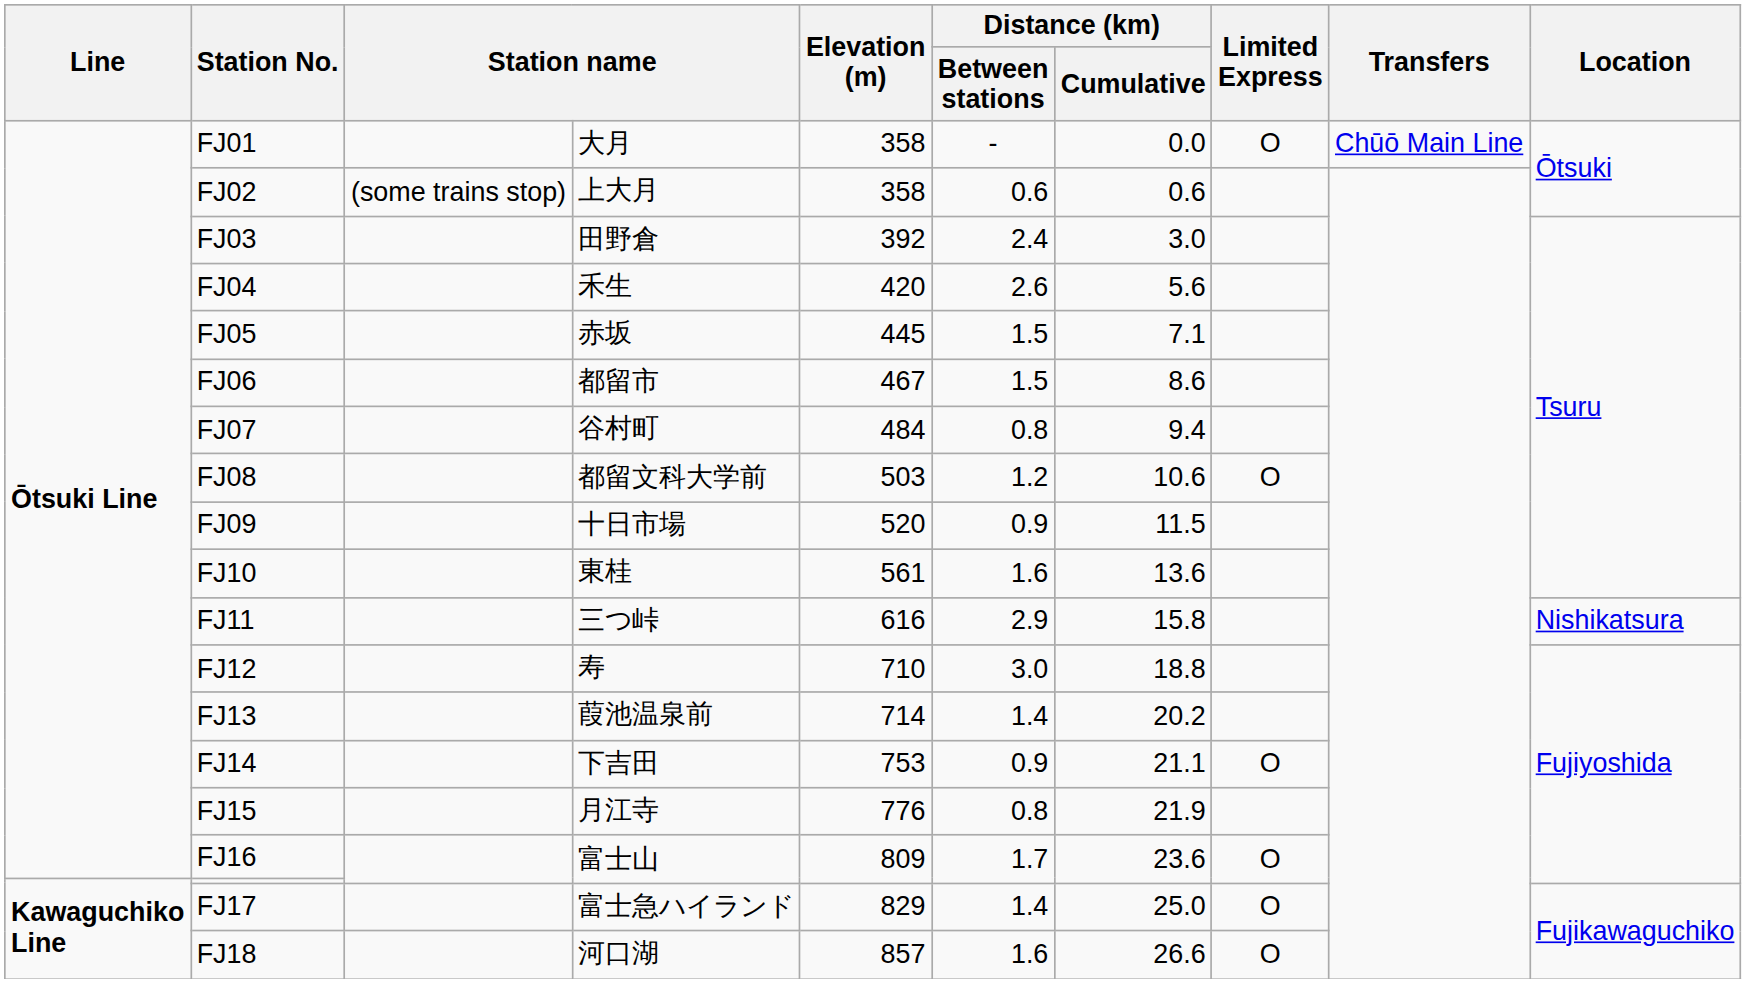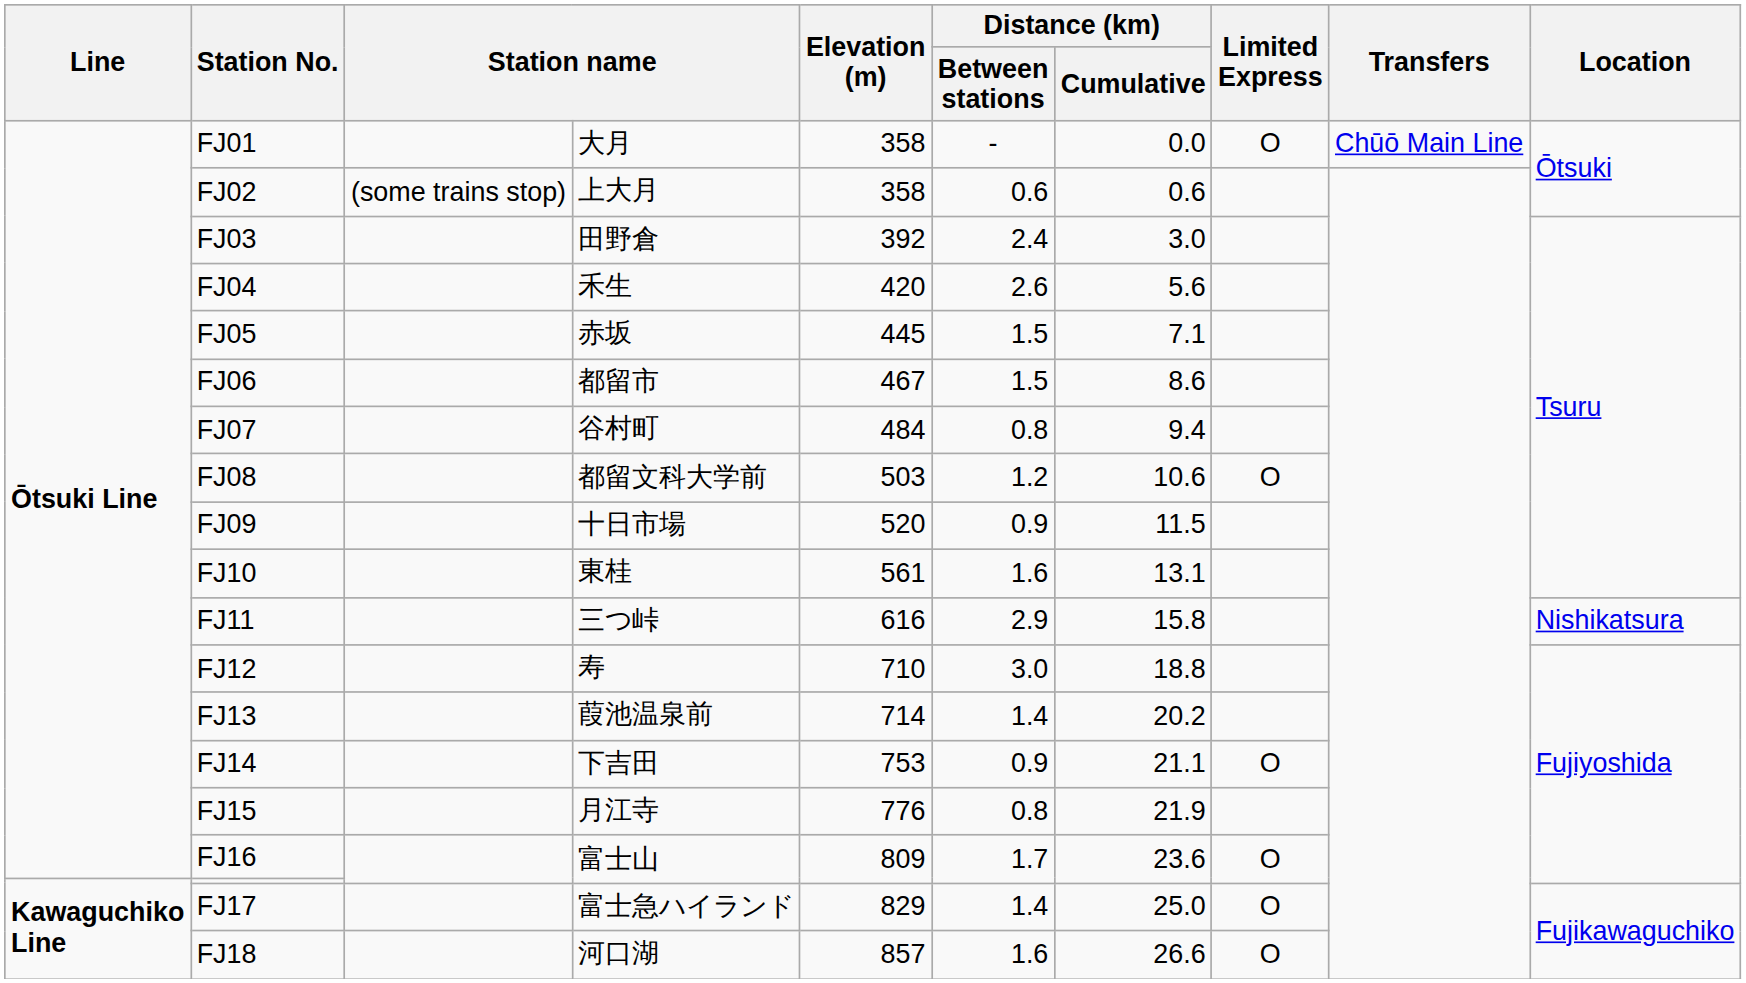(1179, 572) 13.6 -> (1179, 572) 13.1
